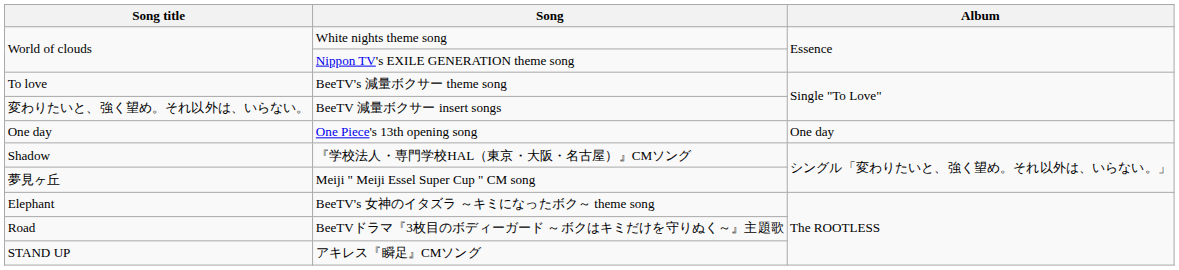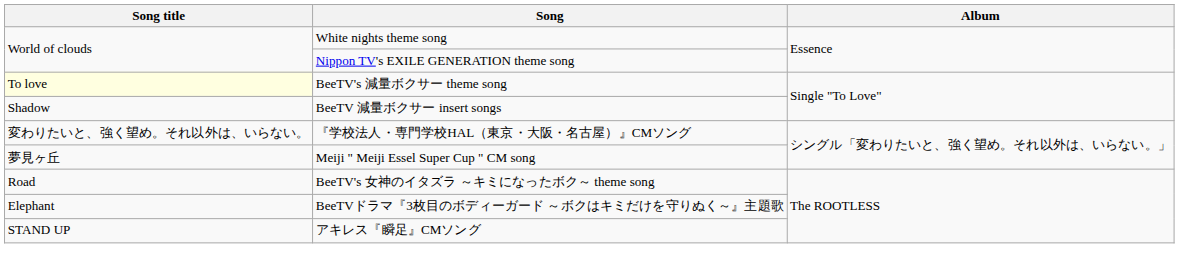(27, 83) no background -> (27, 83) lightyellow background
(159, 108) 変わりたいと、強く望め。それ以外は、いらない。 -> (29, 108) Shadow
- row: (397, 131)
(29, 155) Shadow -> (159, 132) 変わりたいと、強く望め。それ以外は、いらない。
(31, 204) Elephant -> (21, 181) Road
(21, 228) Road -> (31, 206) Elephant
